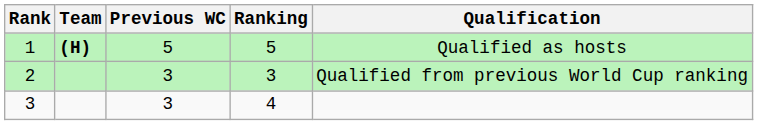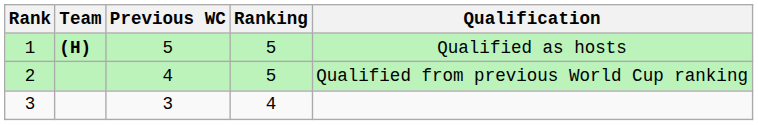(168, 76) 3 -> (168, 76) 4
(271, 76) 3 -> (271, 76) 5
